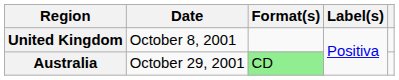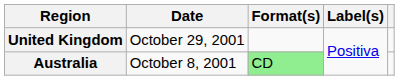(183, 39) October 8, 2001 -> (187, 39) October 29, 2001
(187, 63) October 29, 2001 -> (183, 63) October 8, 2001
